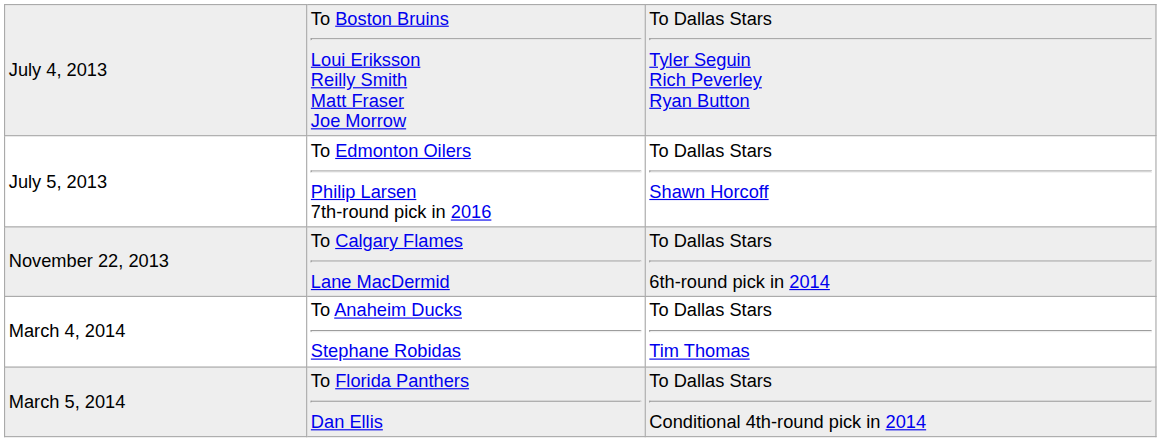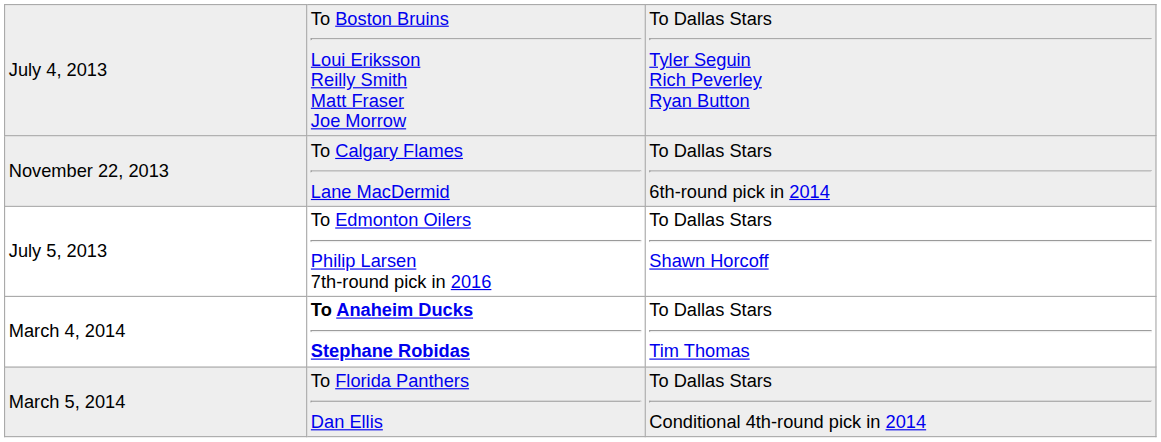rows swapped: (58, 181) <-> (89, 261)
(476, 331) normal -> (476, 331) bold
